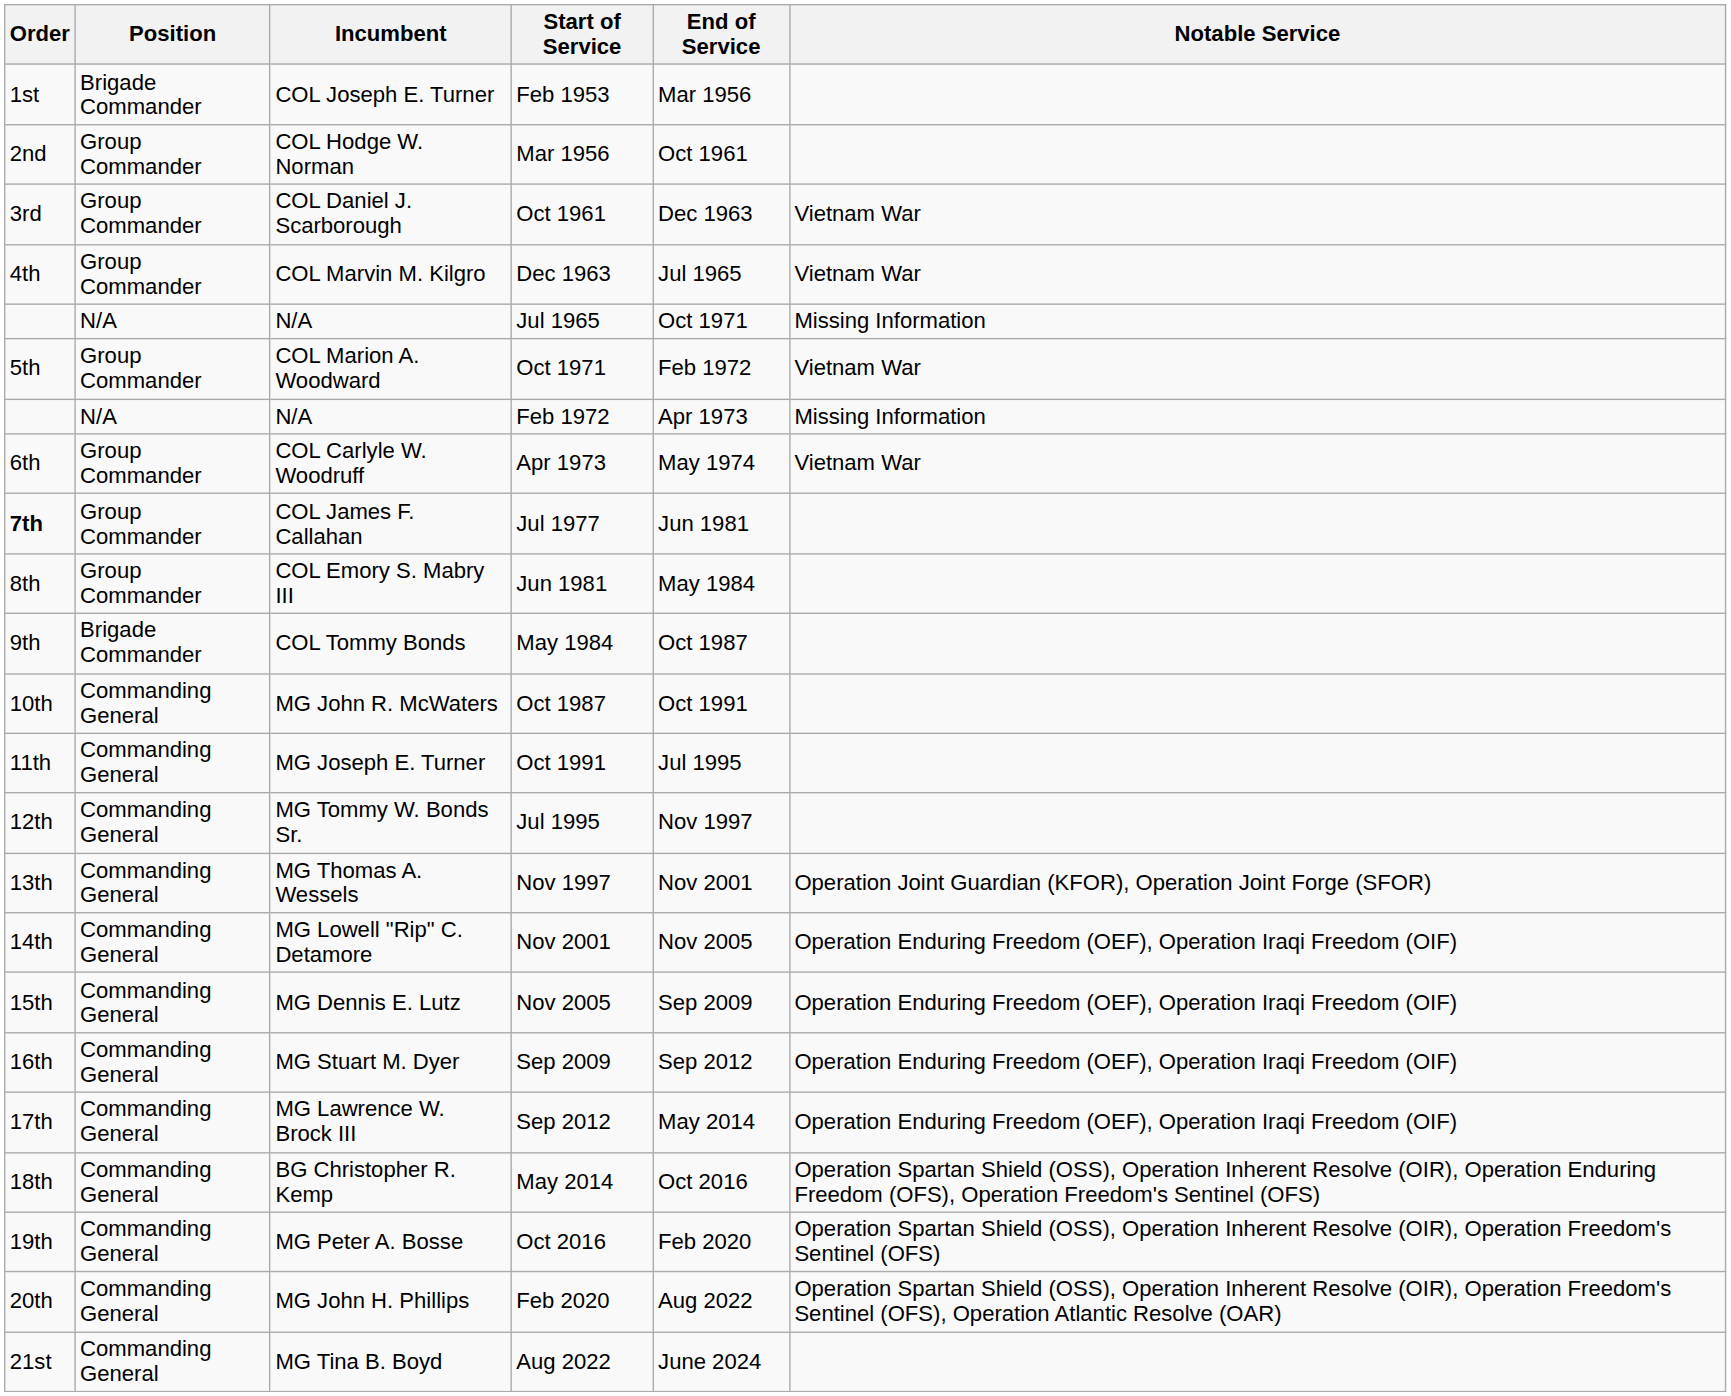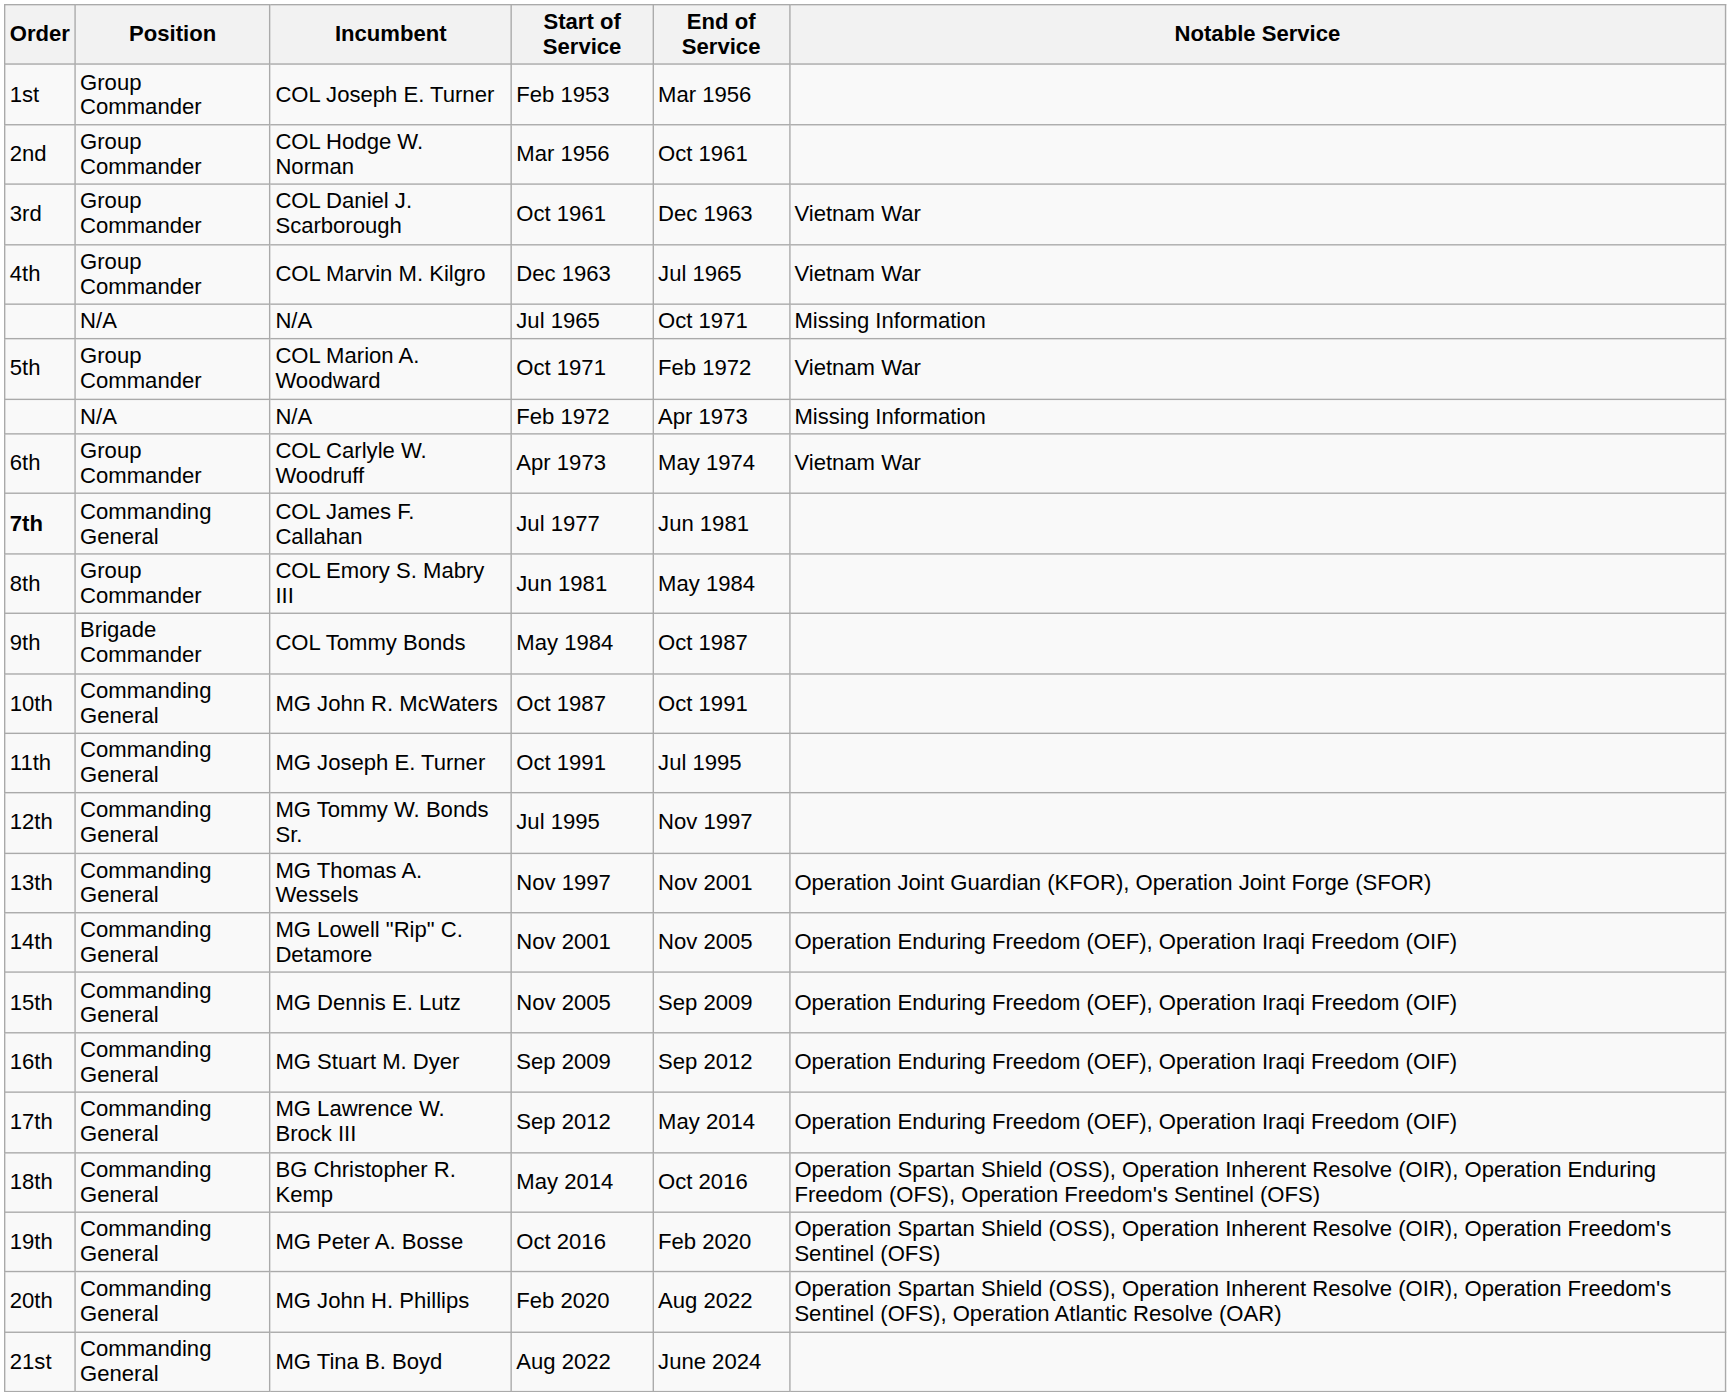(141, 94) Brigade Commander -> (141, 94) Group Commander
(141, 523) Group Commander -> (146, 523) Commanding General
